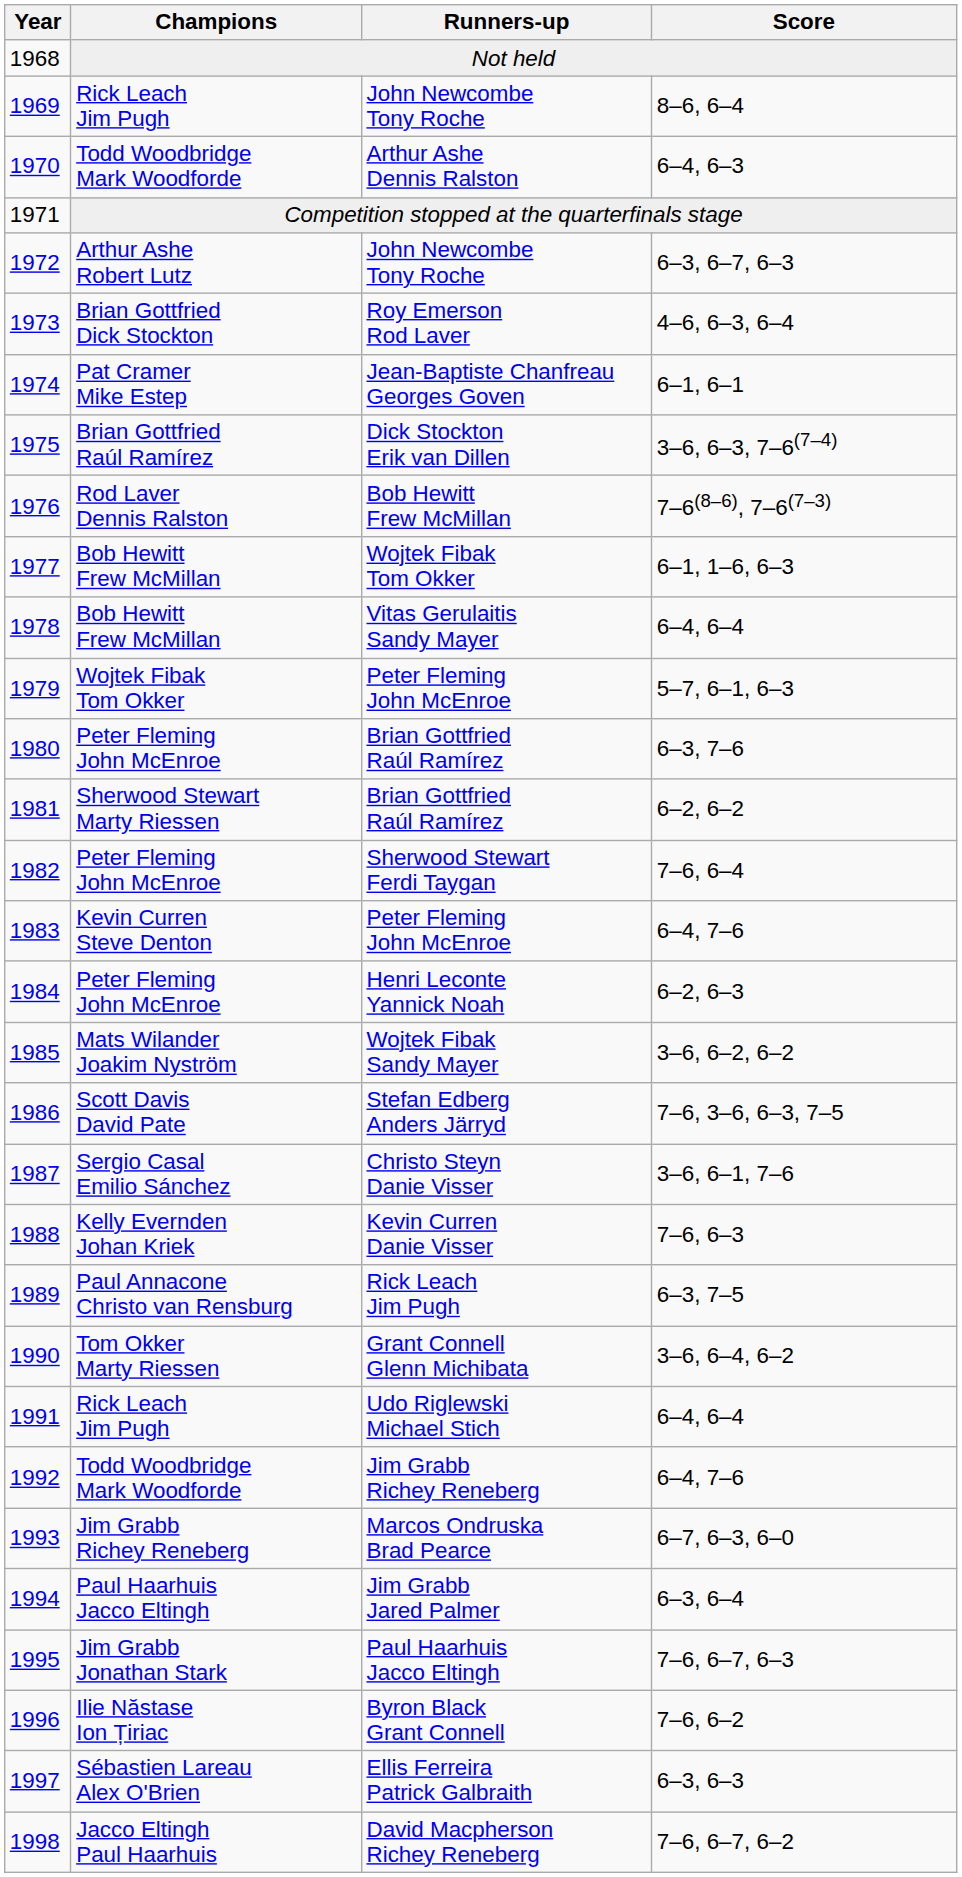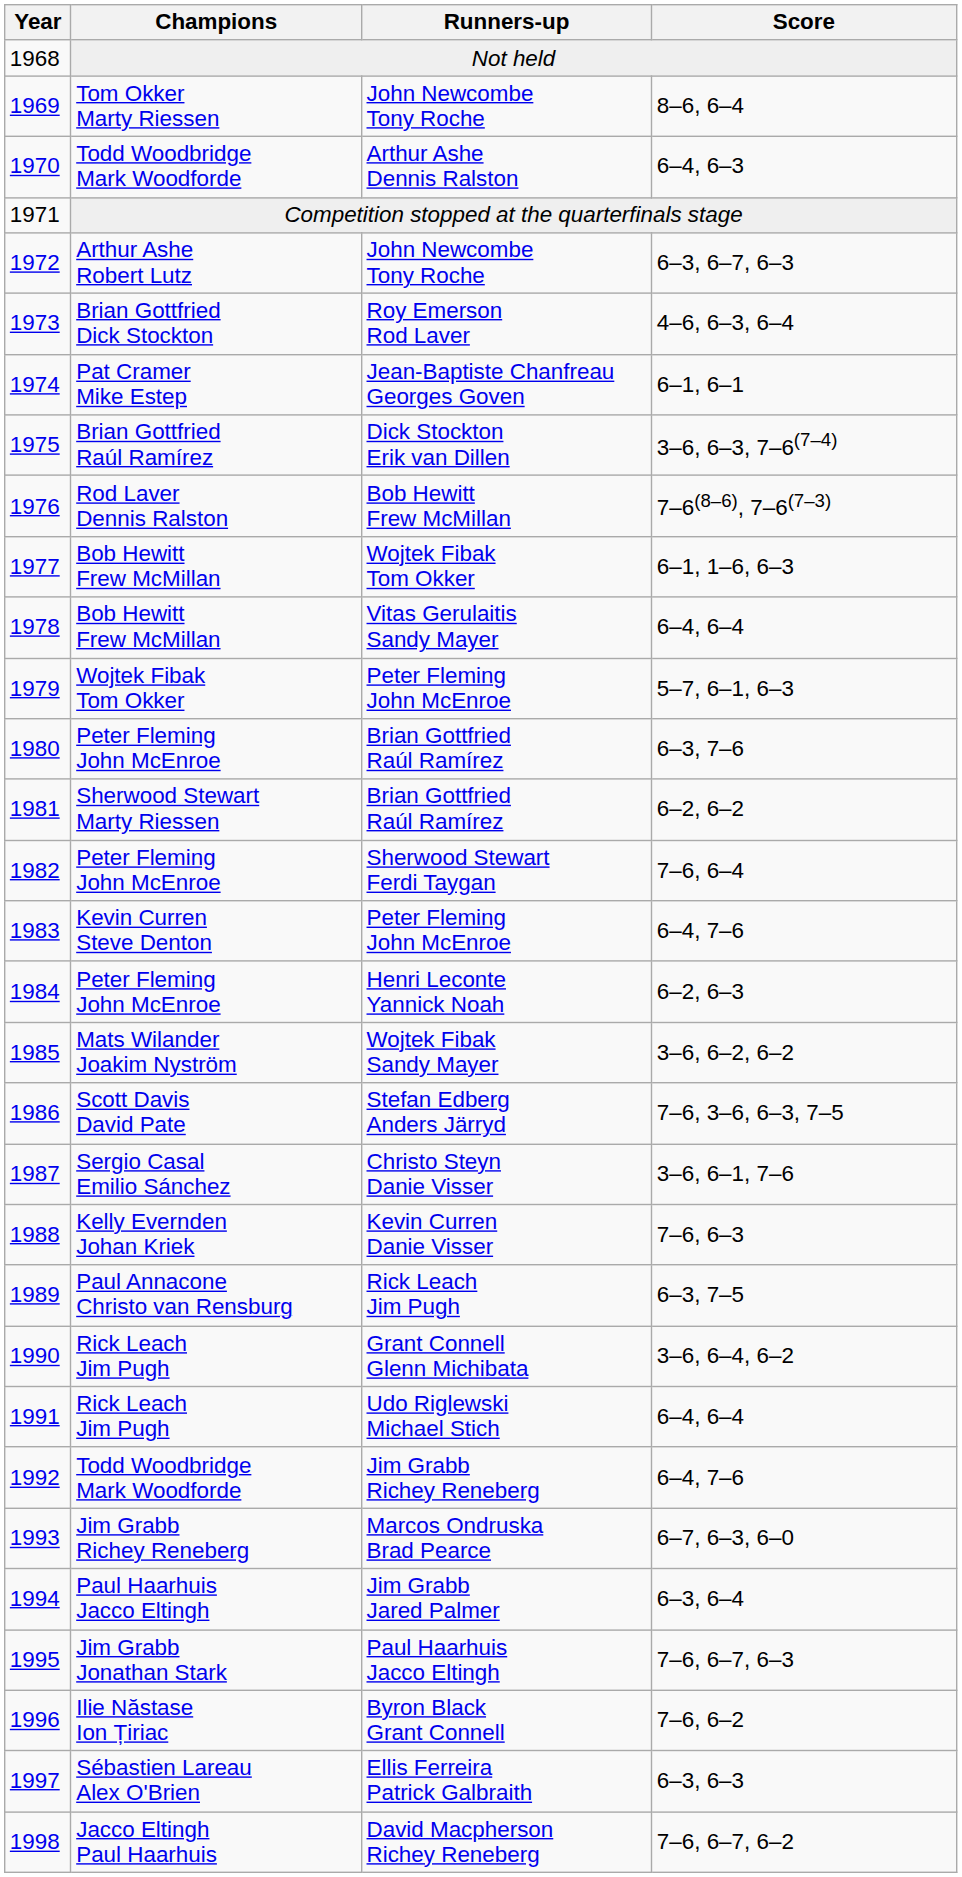(132, 105) Rick Leach Jim Pugh -> (148, 105) Tom Okker Marty Riessen
(148, 1355) Tom Okker Marty Riessen -> (132, 1355) Rick Leach Jim Pugh
